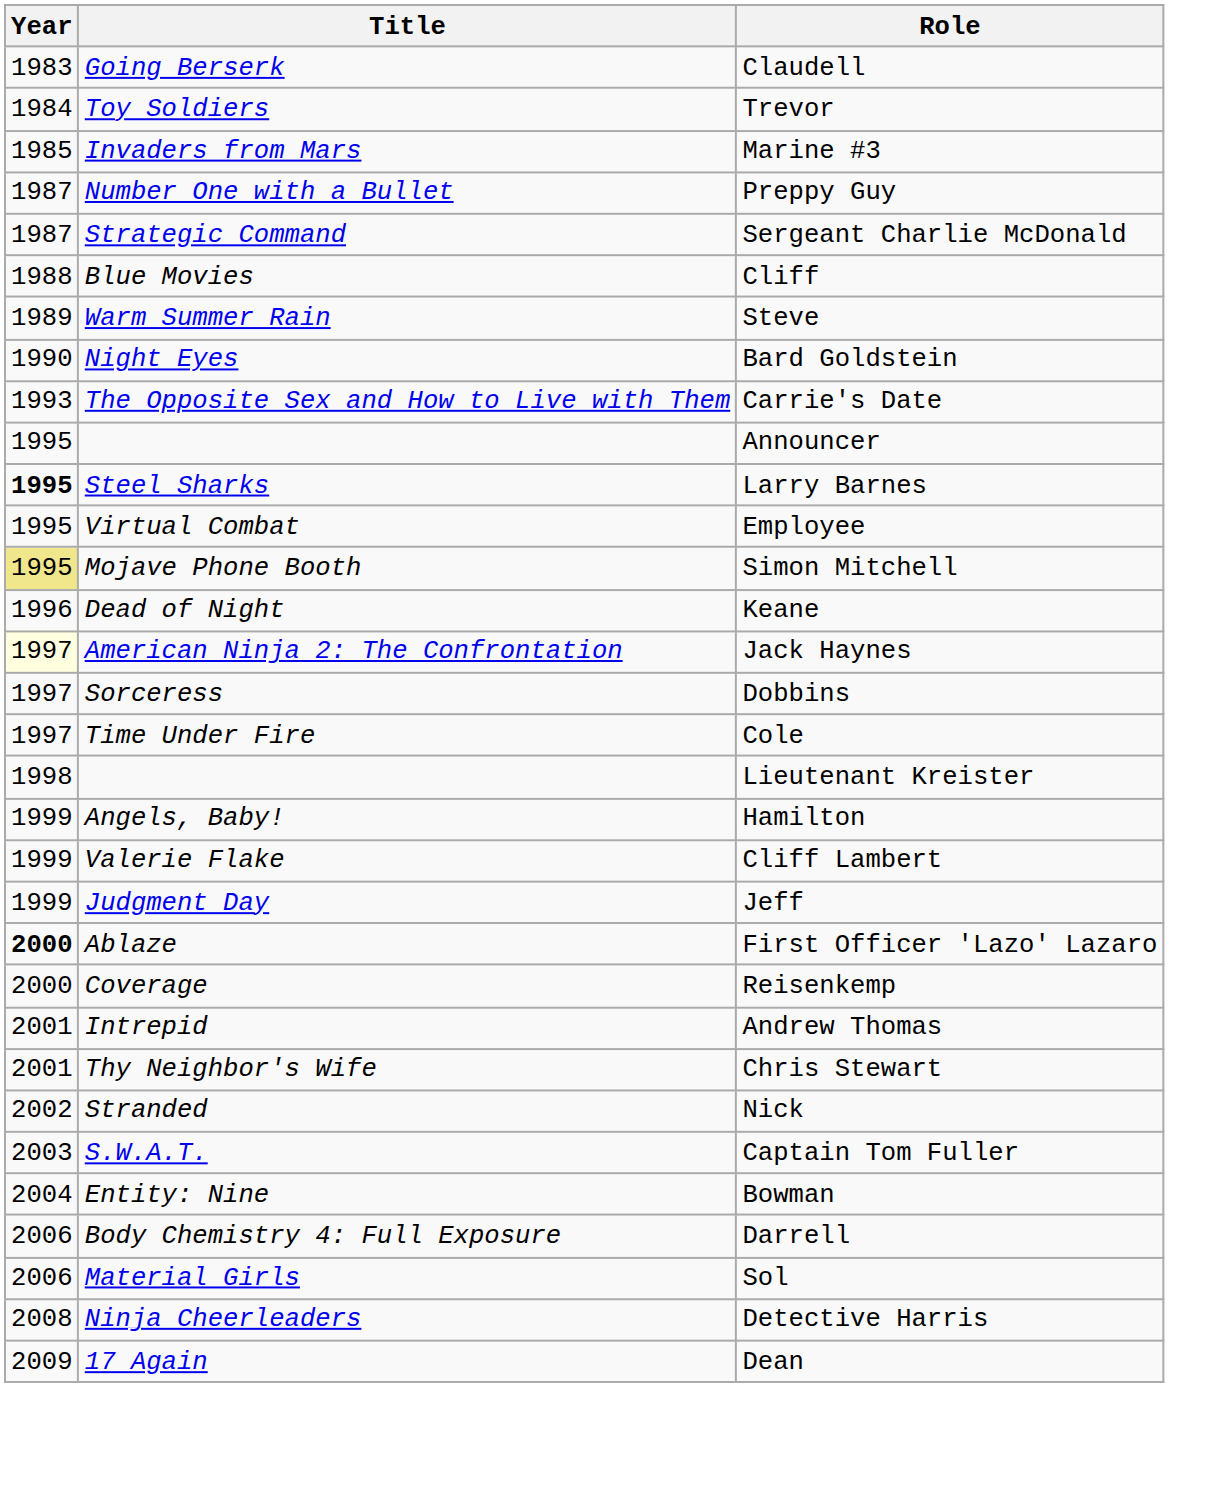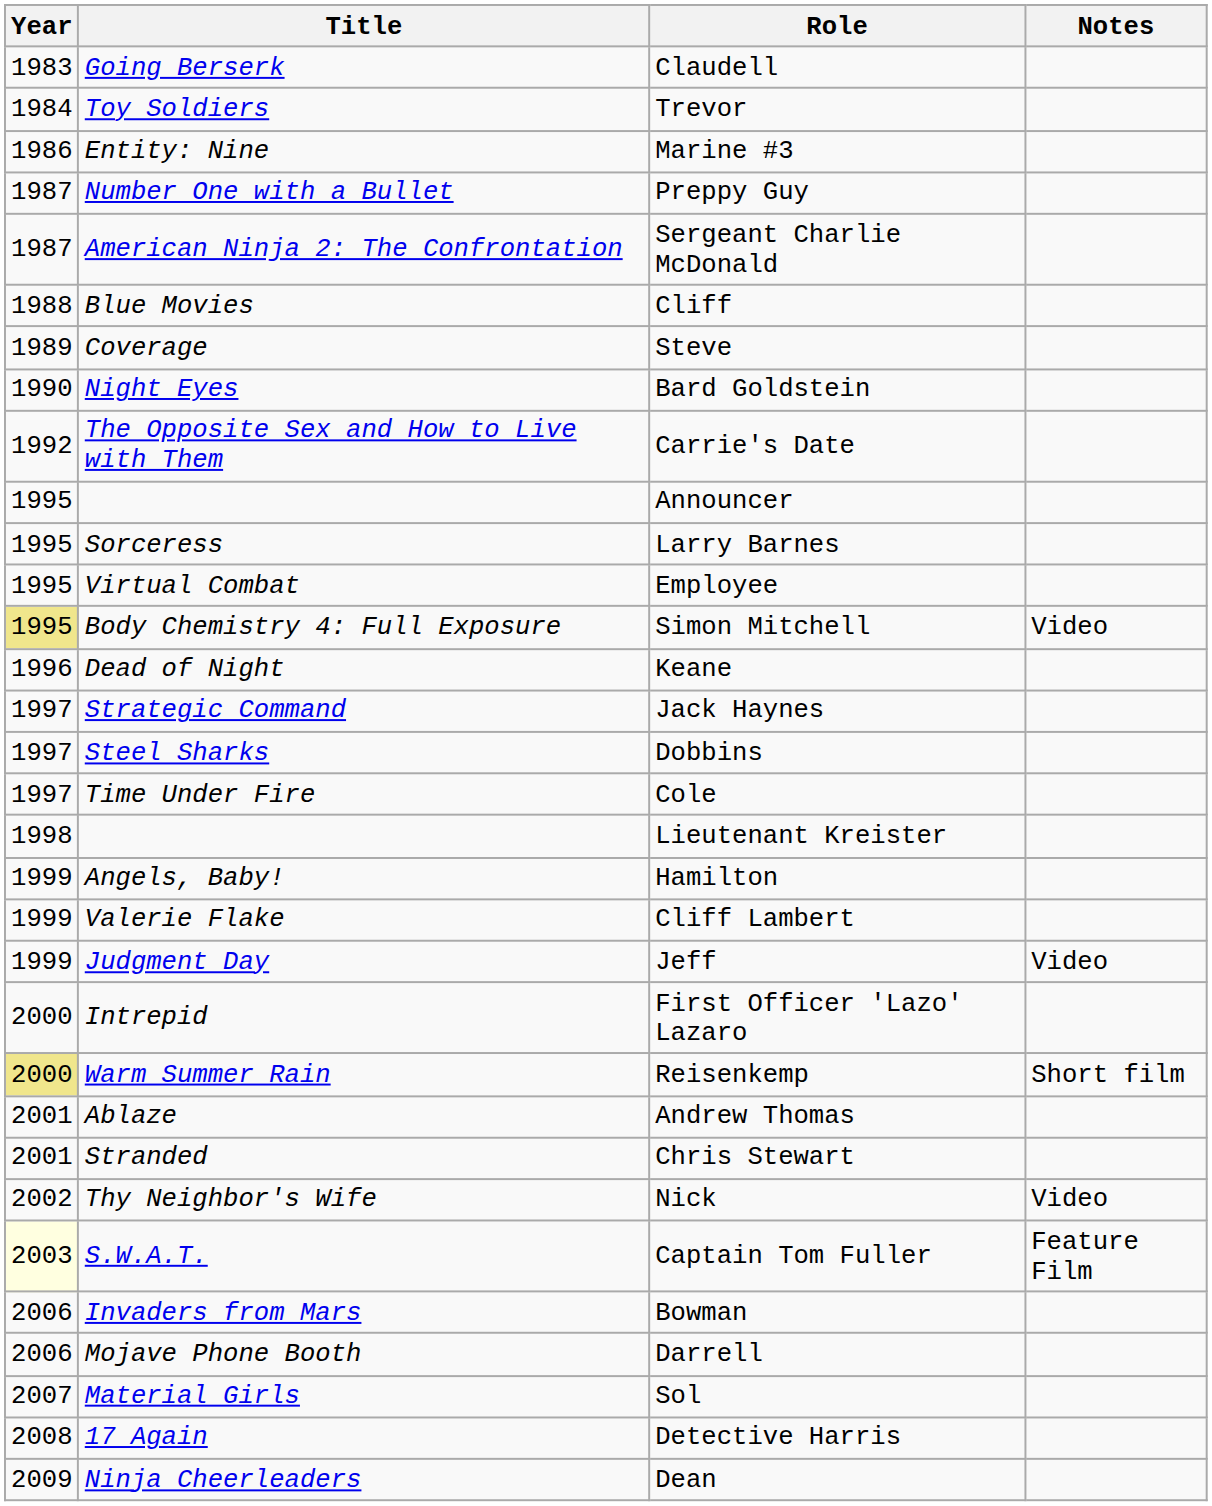+ column: (1116, 26)
(42, 151) 1985 -> (42, 151) 1986
(223, 151) Invaders from Mars -> (177, 151) Entity: Nine
(215, 235) Strategic Command -> (354, 249) American Ninja 2: The Confrontation
(208, 318) Warm Summer Rain -> (146, 348) Coverage
(42, 402) 1993 -> (42, 446) 1992
(42, 485) bold -> (42, 544) normal
(177, 485) Steel Sharks -> (154, 544) Sorceress
(223, 568) Mojave Phone Booth -> (323, 628) Body Chemistry 4: Full Exposure
(42, 652) lightyellow background -> (42, 711) no background
(354, 652) American Ninja 2: The Confrontation -> (215, 711) Strategic Command
(154, 694) Sorceress -> (177, 753) Steel Sharks
(42, 944) bold -> (42, 1018) normal
(131, 944) Ablaze -> (146, 1018) Intrepid
(42, 986) no background -> (42, 1075) khaki background
(146, 986) Coverage -> (208, 1075) Warm Summer Rain
(146, 1028) Intrepid -> (131, 1116) Ablaze
(231, 1069) Thy Neighbor's Wife -> (146, 1158) Stranded
(146, 1111) Stranded -> (231, 1200) Thy Neighbor's Wife
(42, 1153) no background -> (42, 1256) lightyellow background
(42, 1195) 2004 -> (42, 1313) 2006
(177, 1195) Entity: Nine -> (223, 1313) Invaders from Mars
(323, 1236) Body Chemistry 4: Full Exposure -> (223, 1354) Mojave Phone Booth
(42, 1278) 2006 -> (42, 1396) 2007
(223, 1320) Ninja Cheerleaders -> (146, 1438) 17 Again
(146, 1362) 17 Again -> (223, 1480) Ninja Cheerleaders
